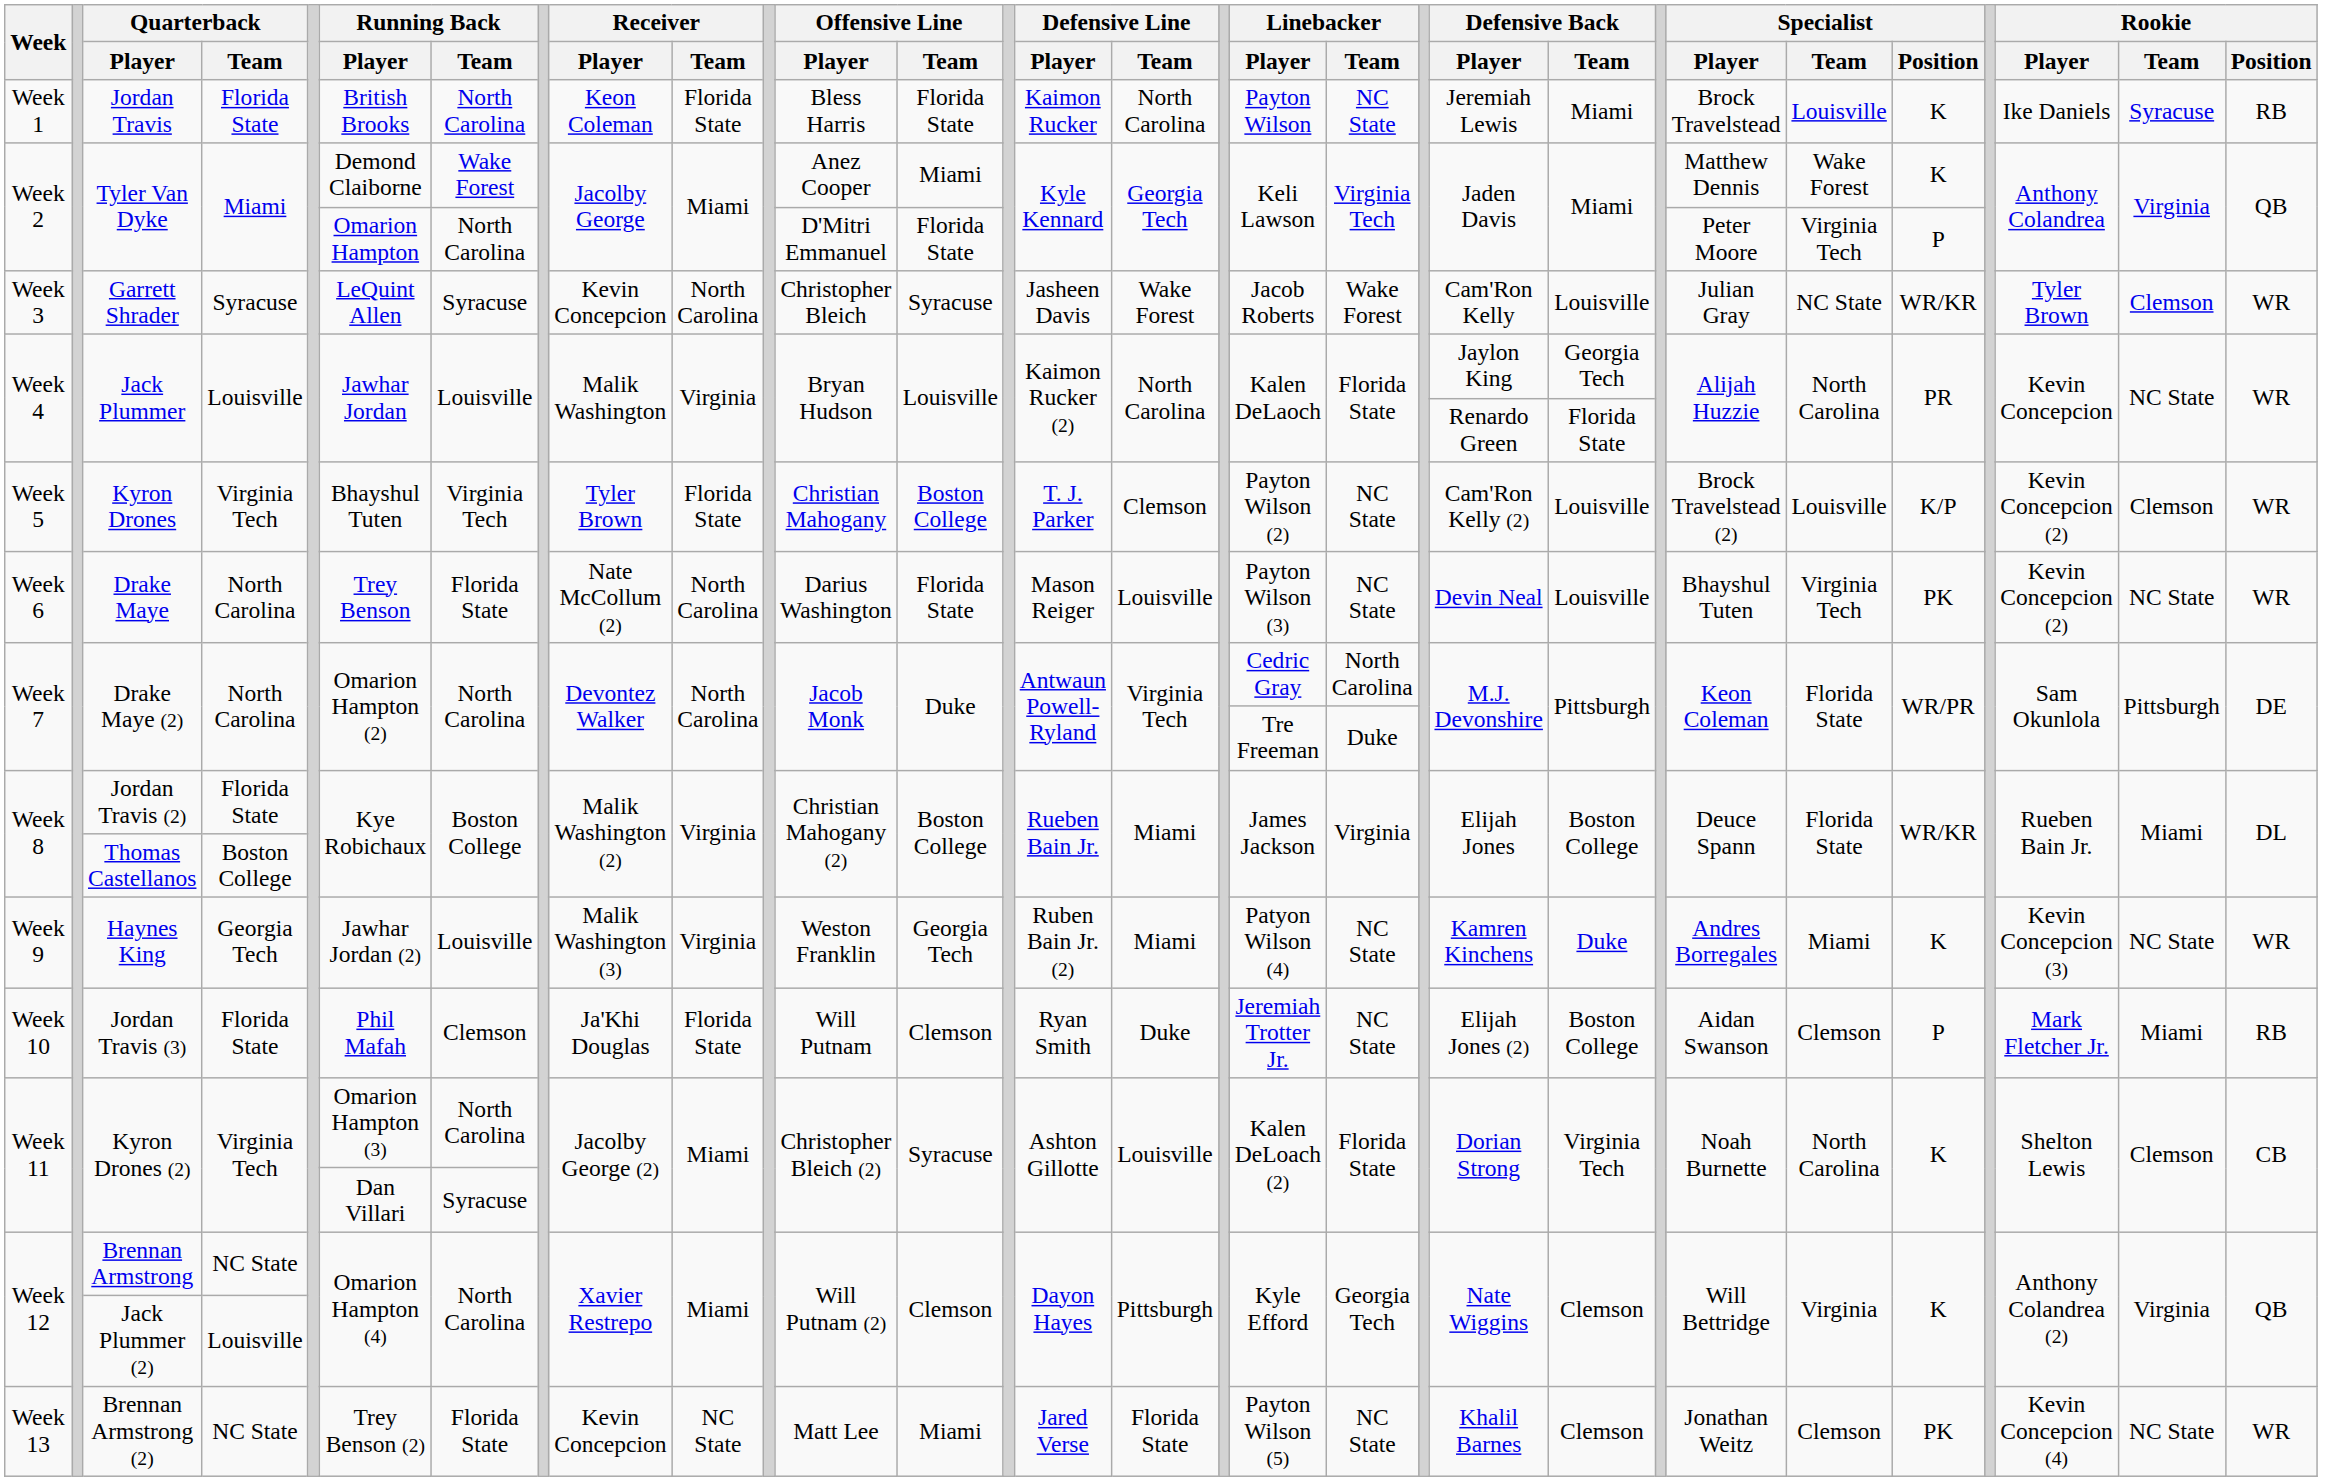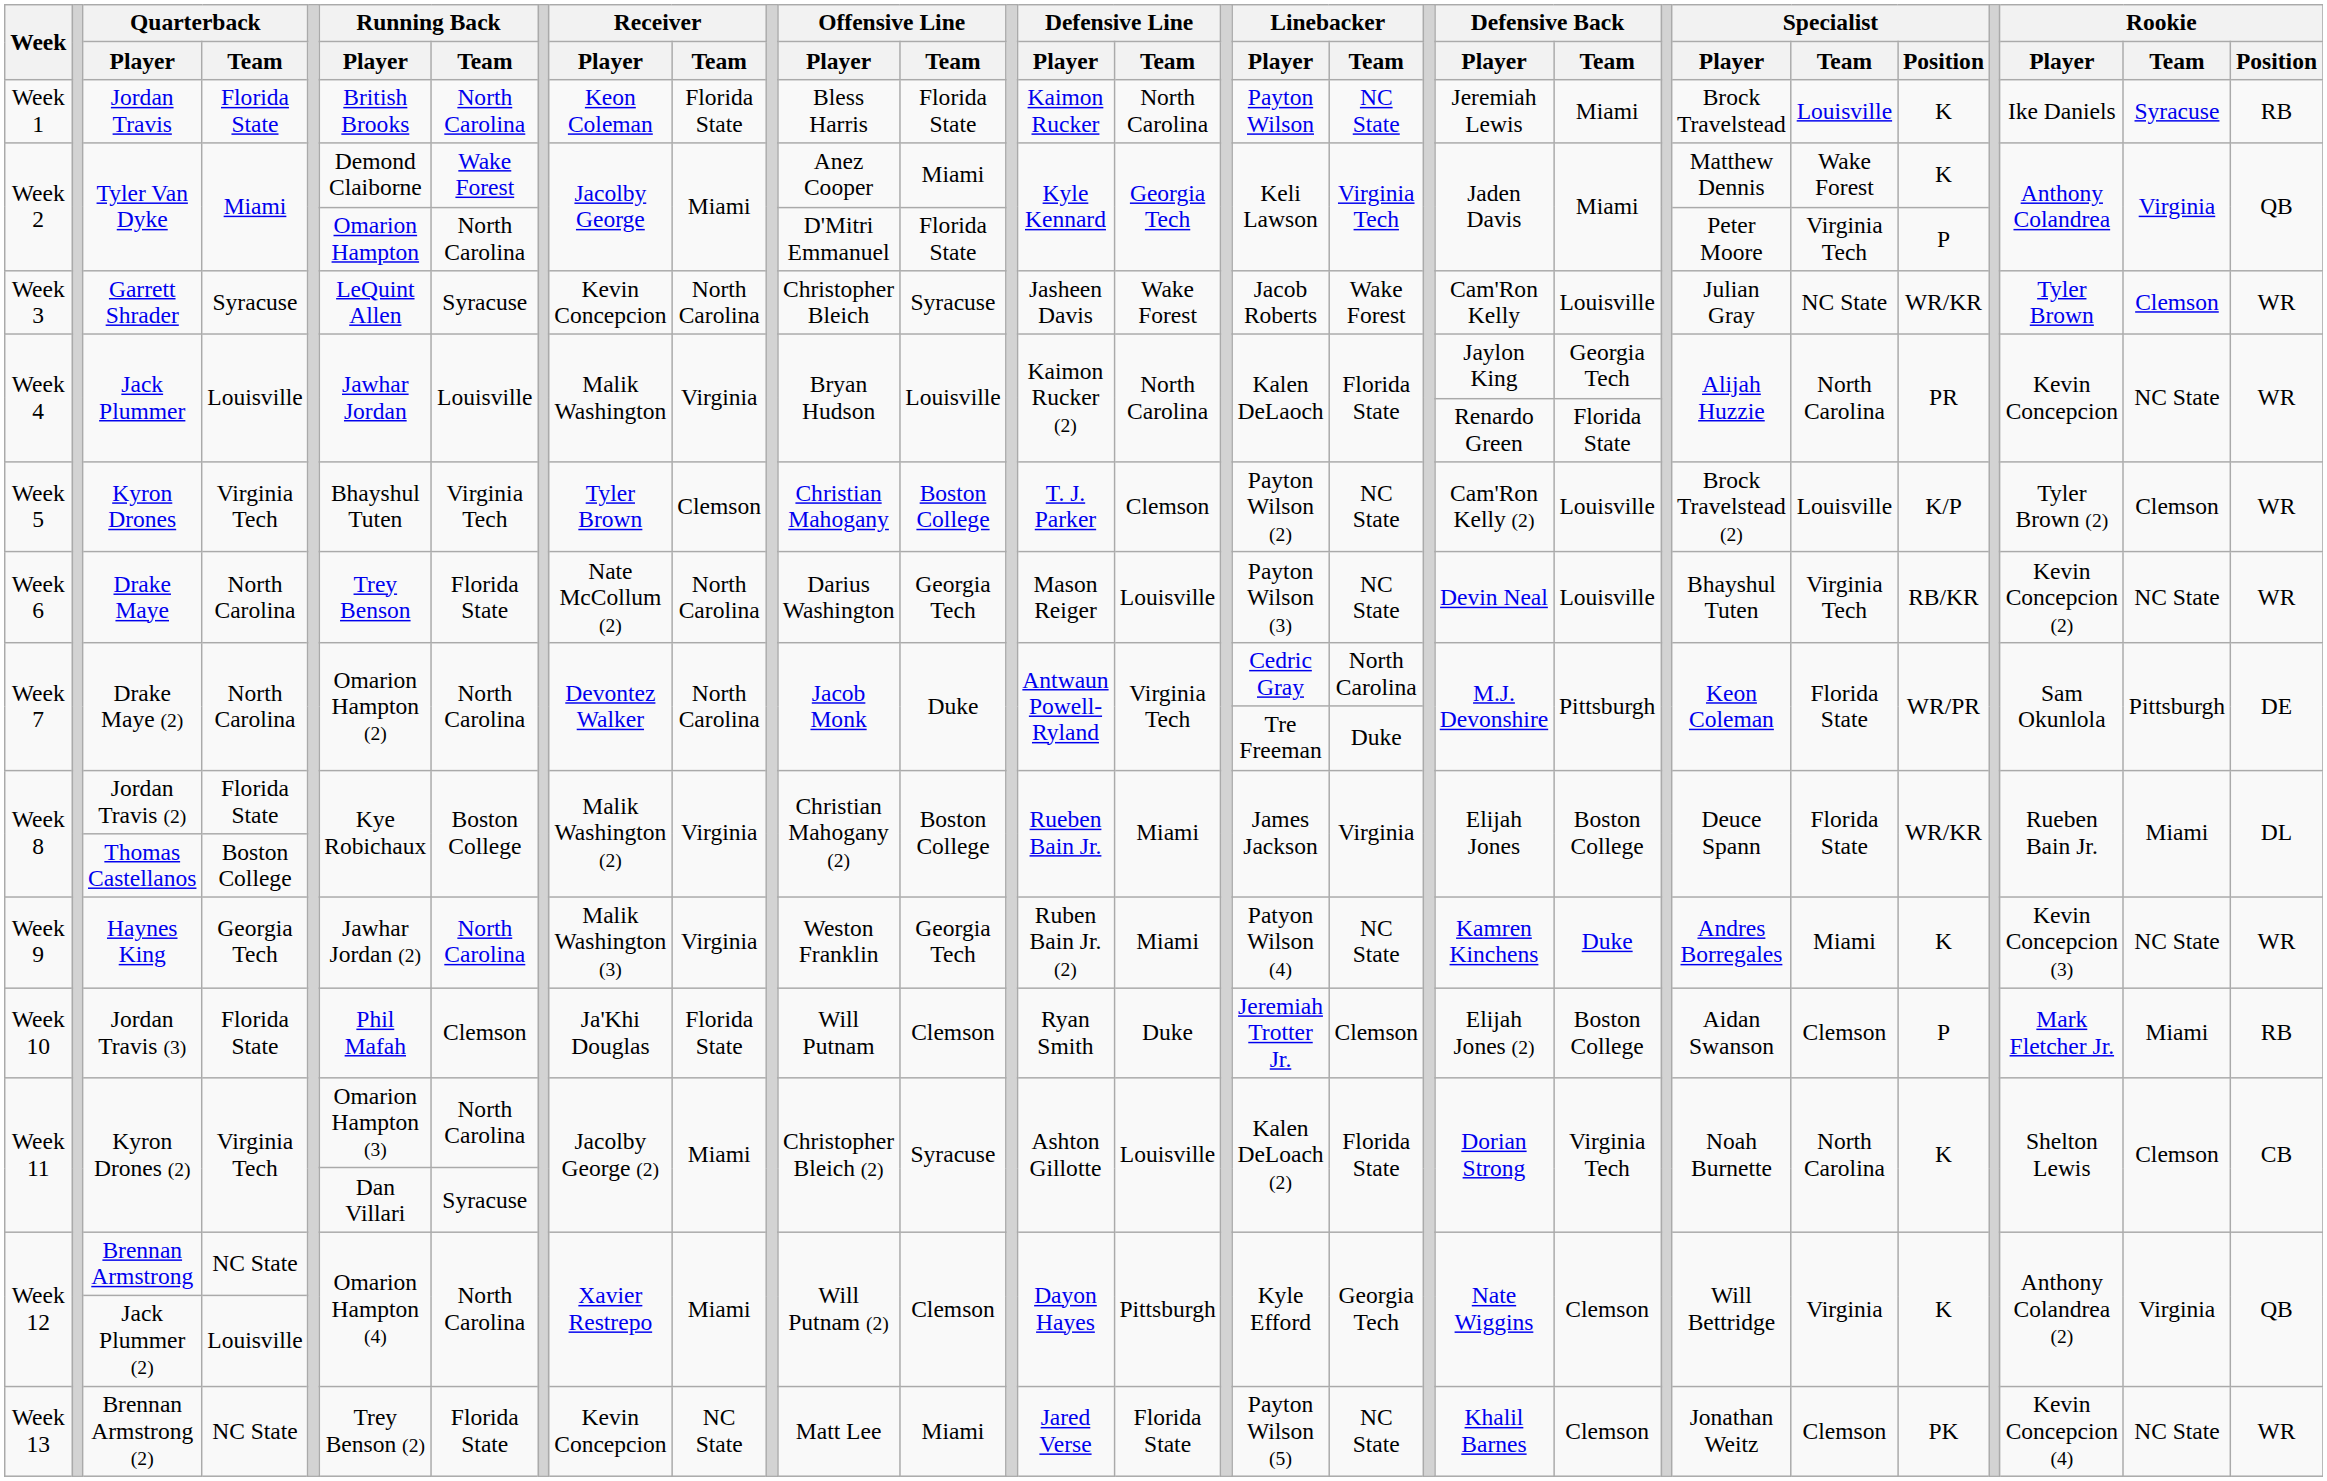(718, 506) Florida State -> (719, 506) Clemson
(2057, 506) Kevin Concepcion (2) -> (2062, 506) Tyler Brown (2)
(950, 597) Florida State -> (953, 597) Georgia Tech
(1938, 597) PK -> (1943, 597) RB/KR
(485, 942) Louisville -> (485, 942) North Carolina
(1372, 1032) NC State -> (1376, 1032) Clemson
